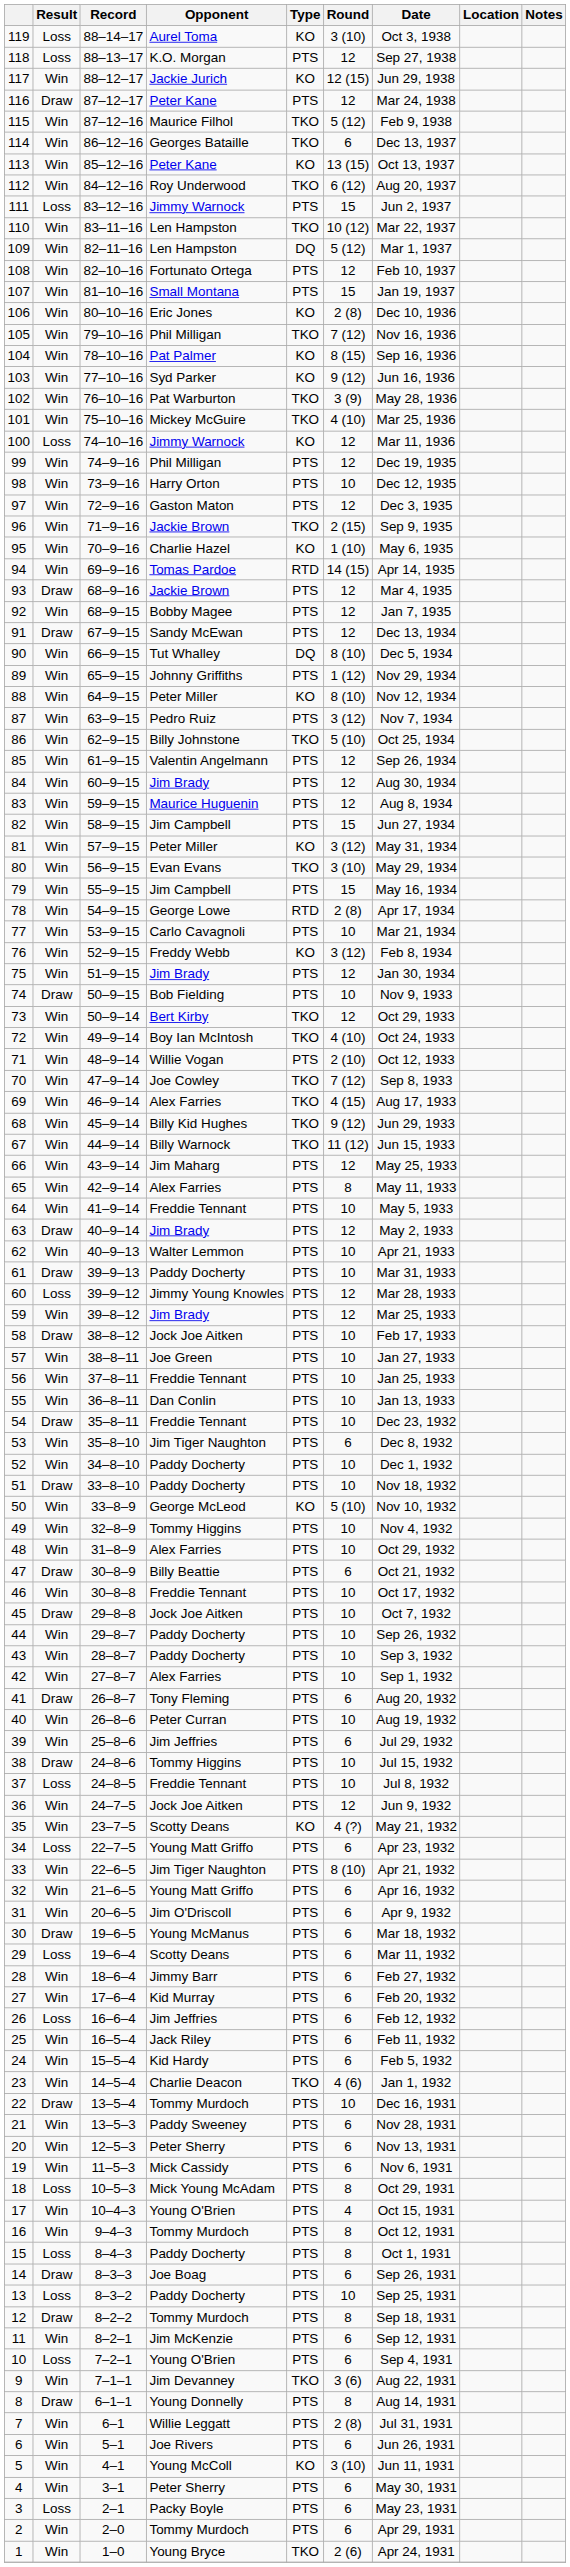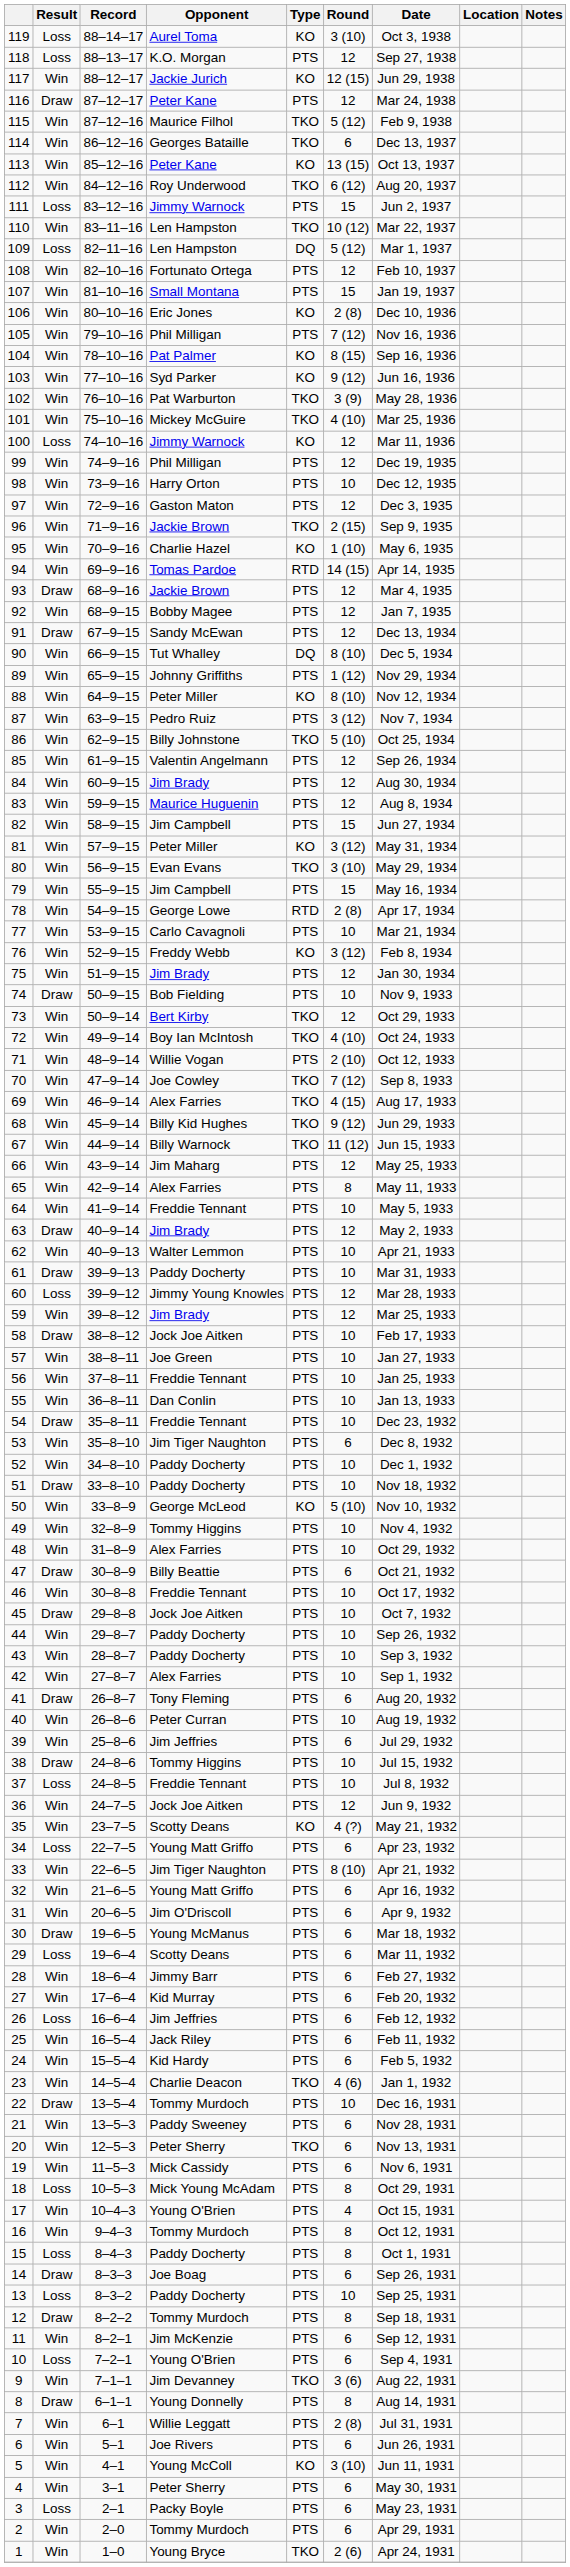(57, 249) Win -> (57, 249) Loss
(305, 334) TKO -> (305, 334) PTS
(305, 2146) PTS -> (305, 2146) TKO
